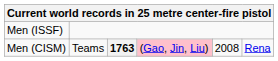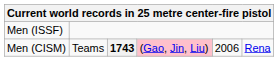(122, 48) 1763 -> (122, 48) 1743
(227, 48) 2008 -> (227, 48) 2006
